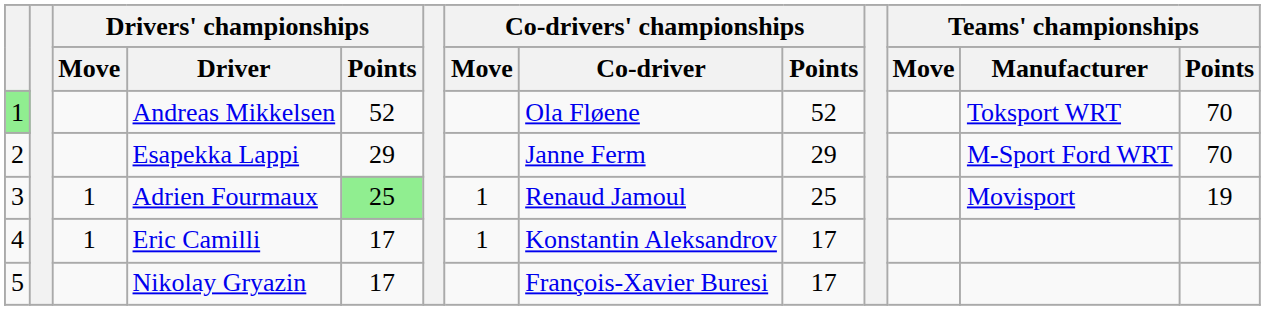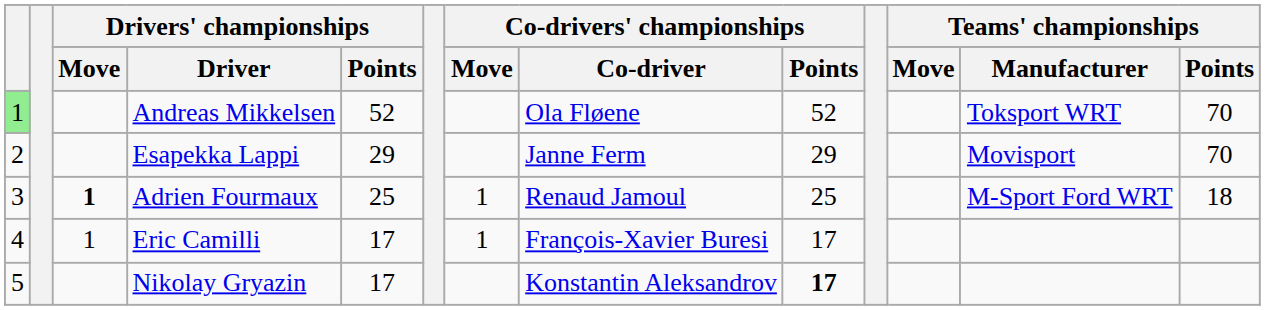(1070, 154) M-Sport Ford WRT -> (1021, 154) Movisport
(89, 196) normal -> (89, 196) bold
(382, 196) lightgreen background -> (382, 196) no background
(1021, 196) Movisport -> (1070, 196) M-Sport Ford WRT
(1220, 196) 19 -> (1220, 196) 18
(651, 239) Konstantin Aleksandrov -> (647, 239) François-Xavier Buresi
(647, 282) François-Xavier Buresi -> (651, 282) Konstantin Aleksandrov
(824, 282) normal -> (824, 282) bold
